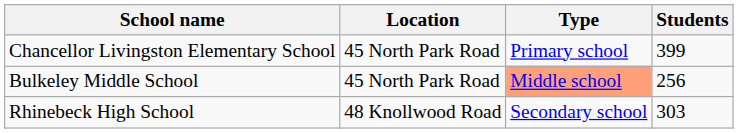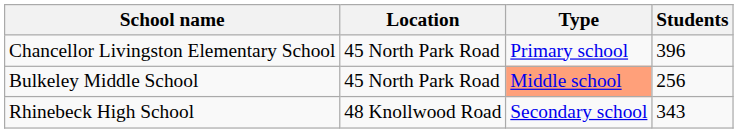(671, 50) 399 -> (671, 50) 396
(671, 111) 303 -> (671, 111) 343
